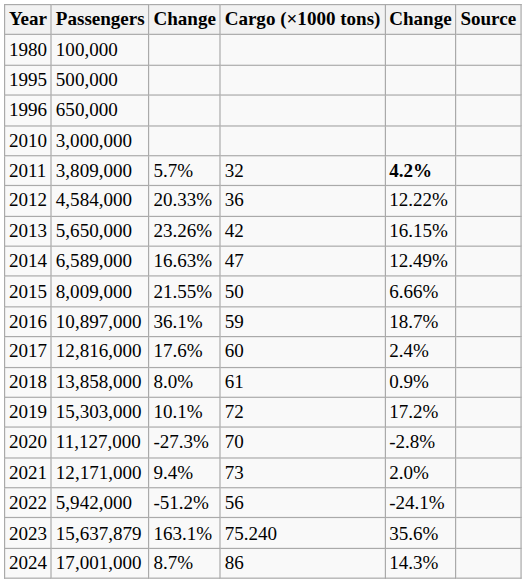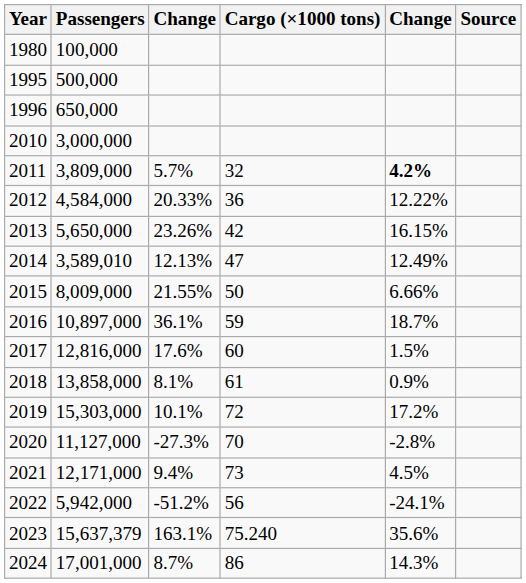(94, 261) 6,589,000 -> (94, 261) 3,589,010
(183, 261) 16.63% -> (183, 261) 12.13%
(409, 351) 2.4% -> (409, 351) 1.5%
(173, 381) 8.0% -> (173, 381) 8.1%
(409, 472) 2.0% -> (409, 472) 4.5%
(99, 532) 15,637,879 -> (99, 532) 15,637,379
